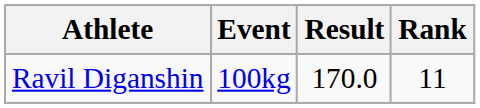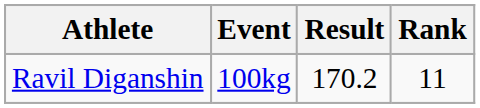(344, 77) 170.0 -> (344, 77) 170.2
